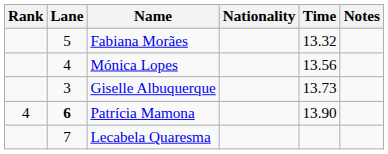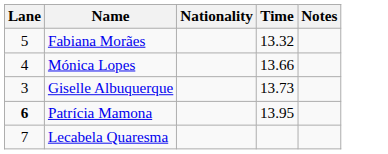- column: (26, 16)
(320, 64) 13.56 -> (277, 64) 13.66
(320, 112) 13.90 -> (277, 112) 13.95
